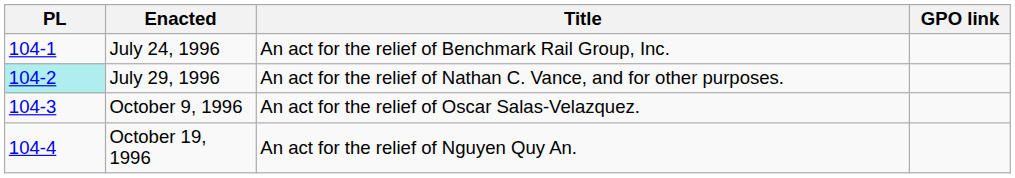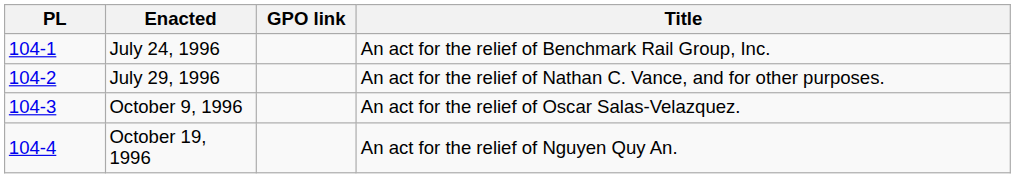columns swapped: (583, 19) <-> (960, 19)
(33, 78) paleturquoise background -> (33, 78) no background
